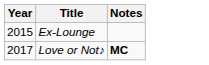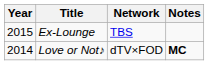+ column: (136, 13)
(20, 50) 2017 -> (20, 50) 2014
